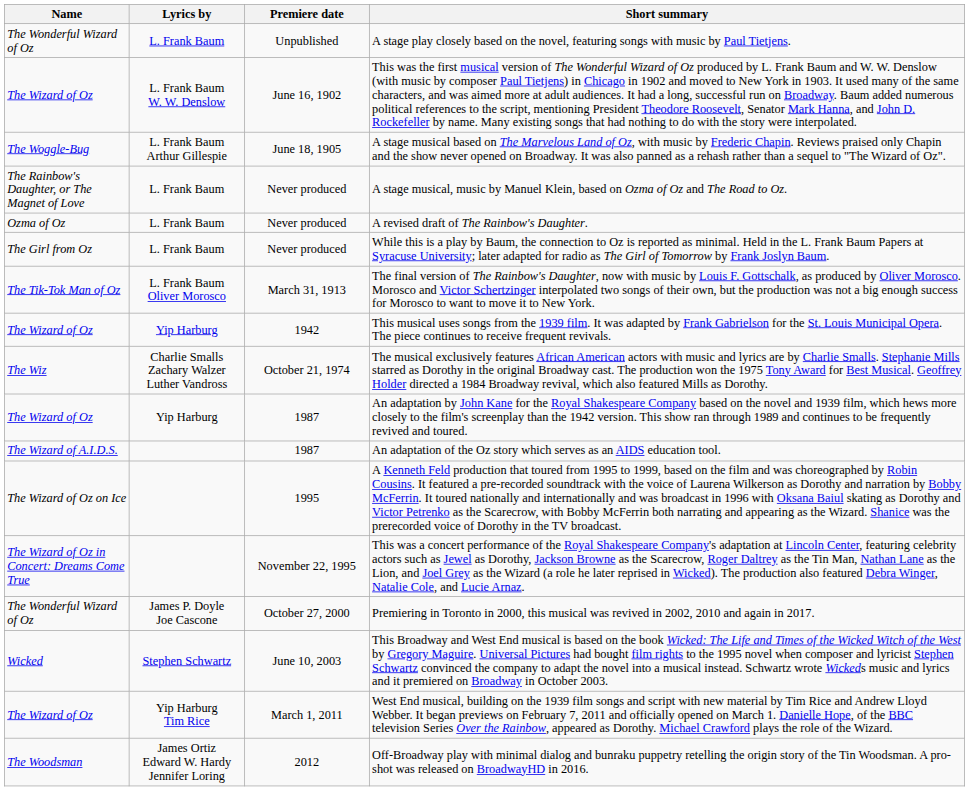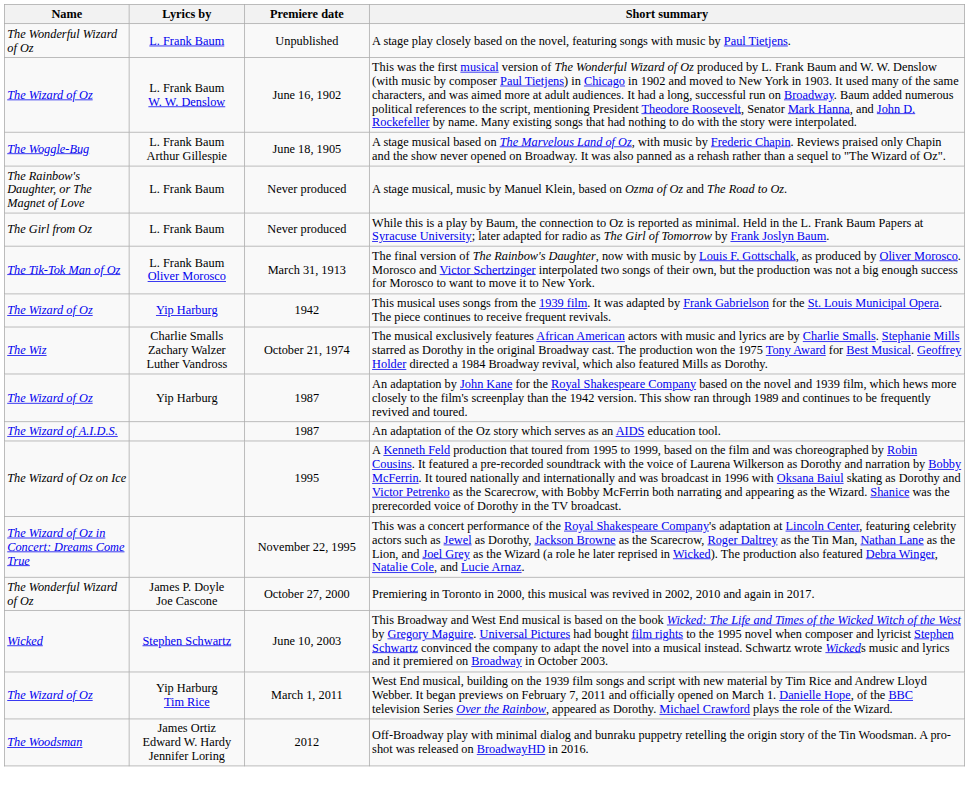- row: (480, 222)
